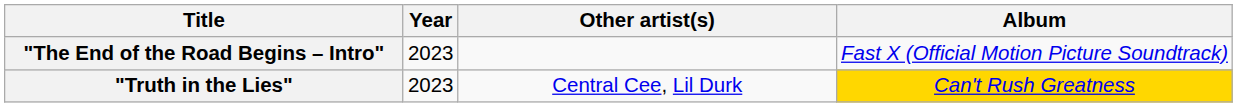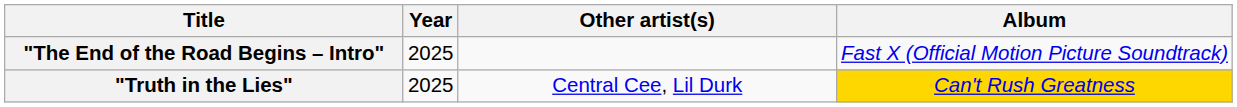(431, 53) 2023 -> (431, 53) 2025
(431, 85) 2023 -> (431, 85) 2025
